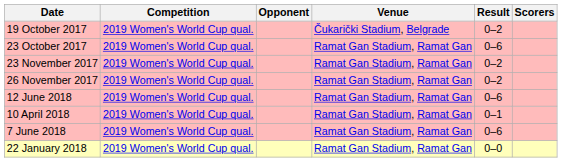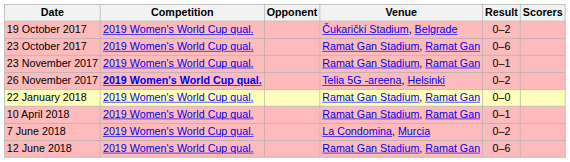(493, 64) 0–2 -> (501, 64) 0–1
(178, 81) normal -> (182, 81) bold
(393, 81) Ramat Gan Stadium, Ramat Gan -> (384, 81) Telia 5G -areena, Helsinki
rows swapped: (47, 149) <-> (39, 98)
(393, 132) Ramat Gan Stadium, Ramat Gan -> (376, 132) La Condomina, Murcia
(493, 132) 0–6 -> (501, 132) 0–2
